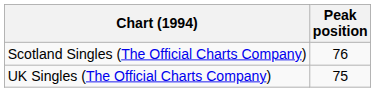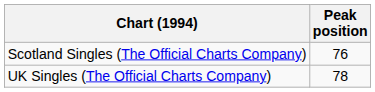(340, 76) 75 -> (340, 76) 78
